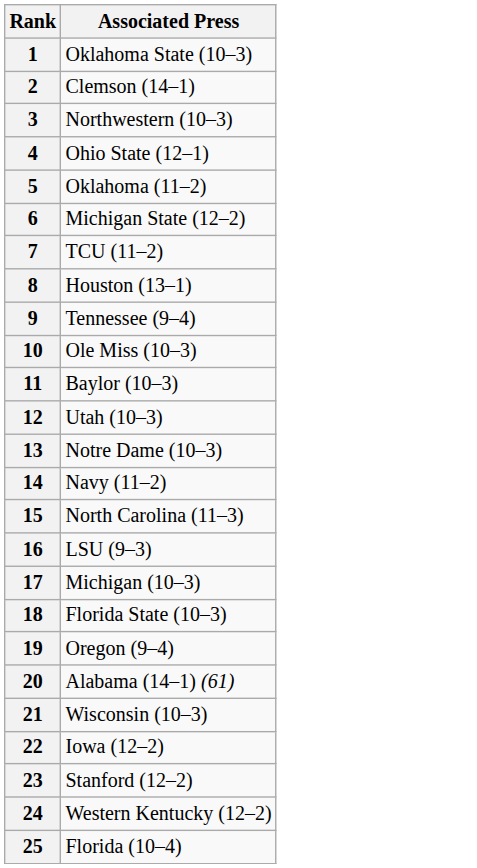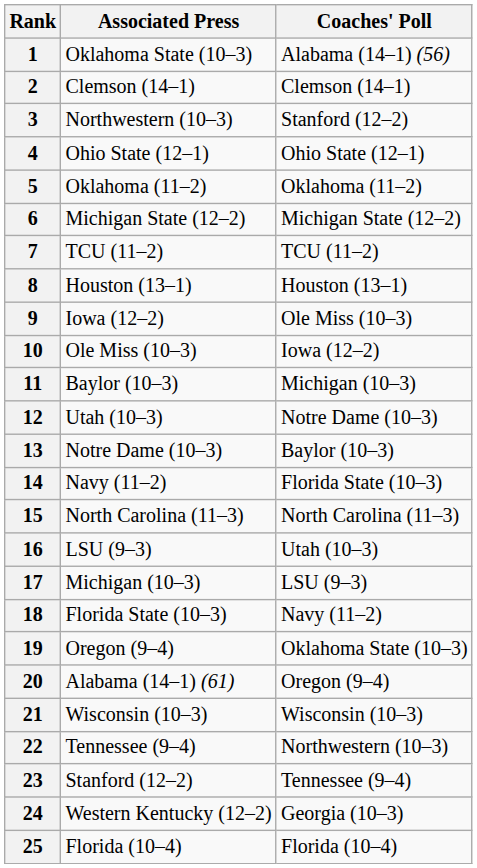+ column: (374, 21)
(131, 318) Tennessee (9–4) -> (115, 318) Iowa (12–2)
(115, 747) Iowa (12–2) -> (131, 747) Tennessee (9–4)
